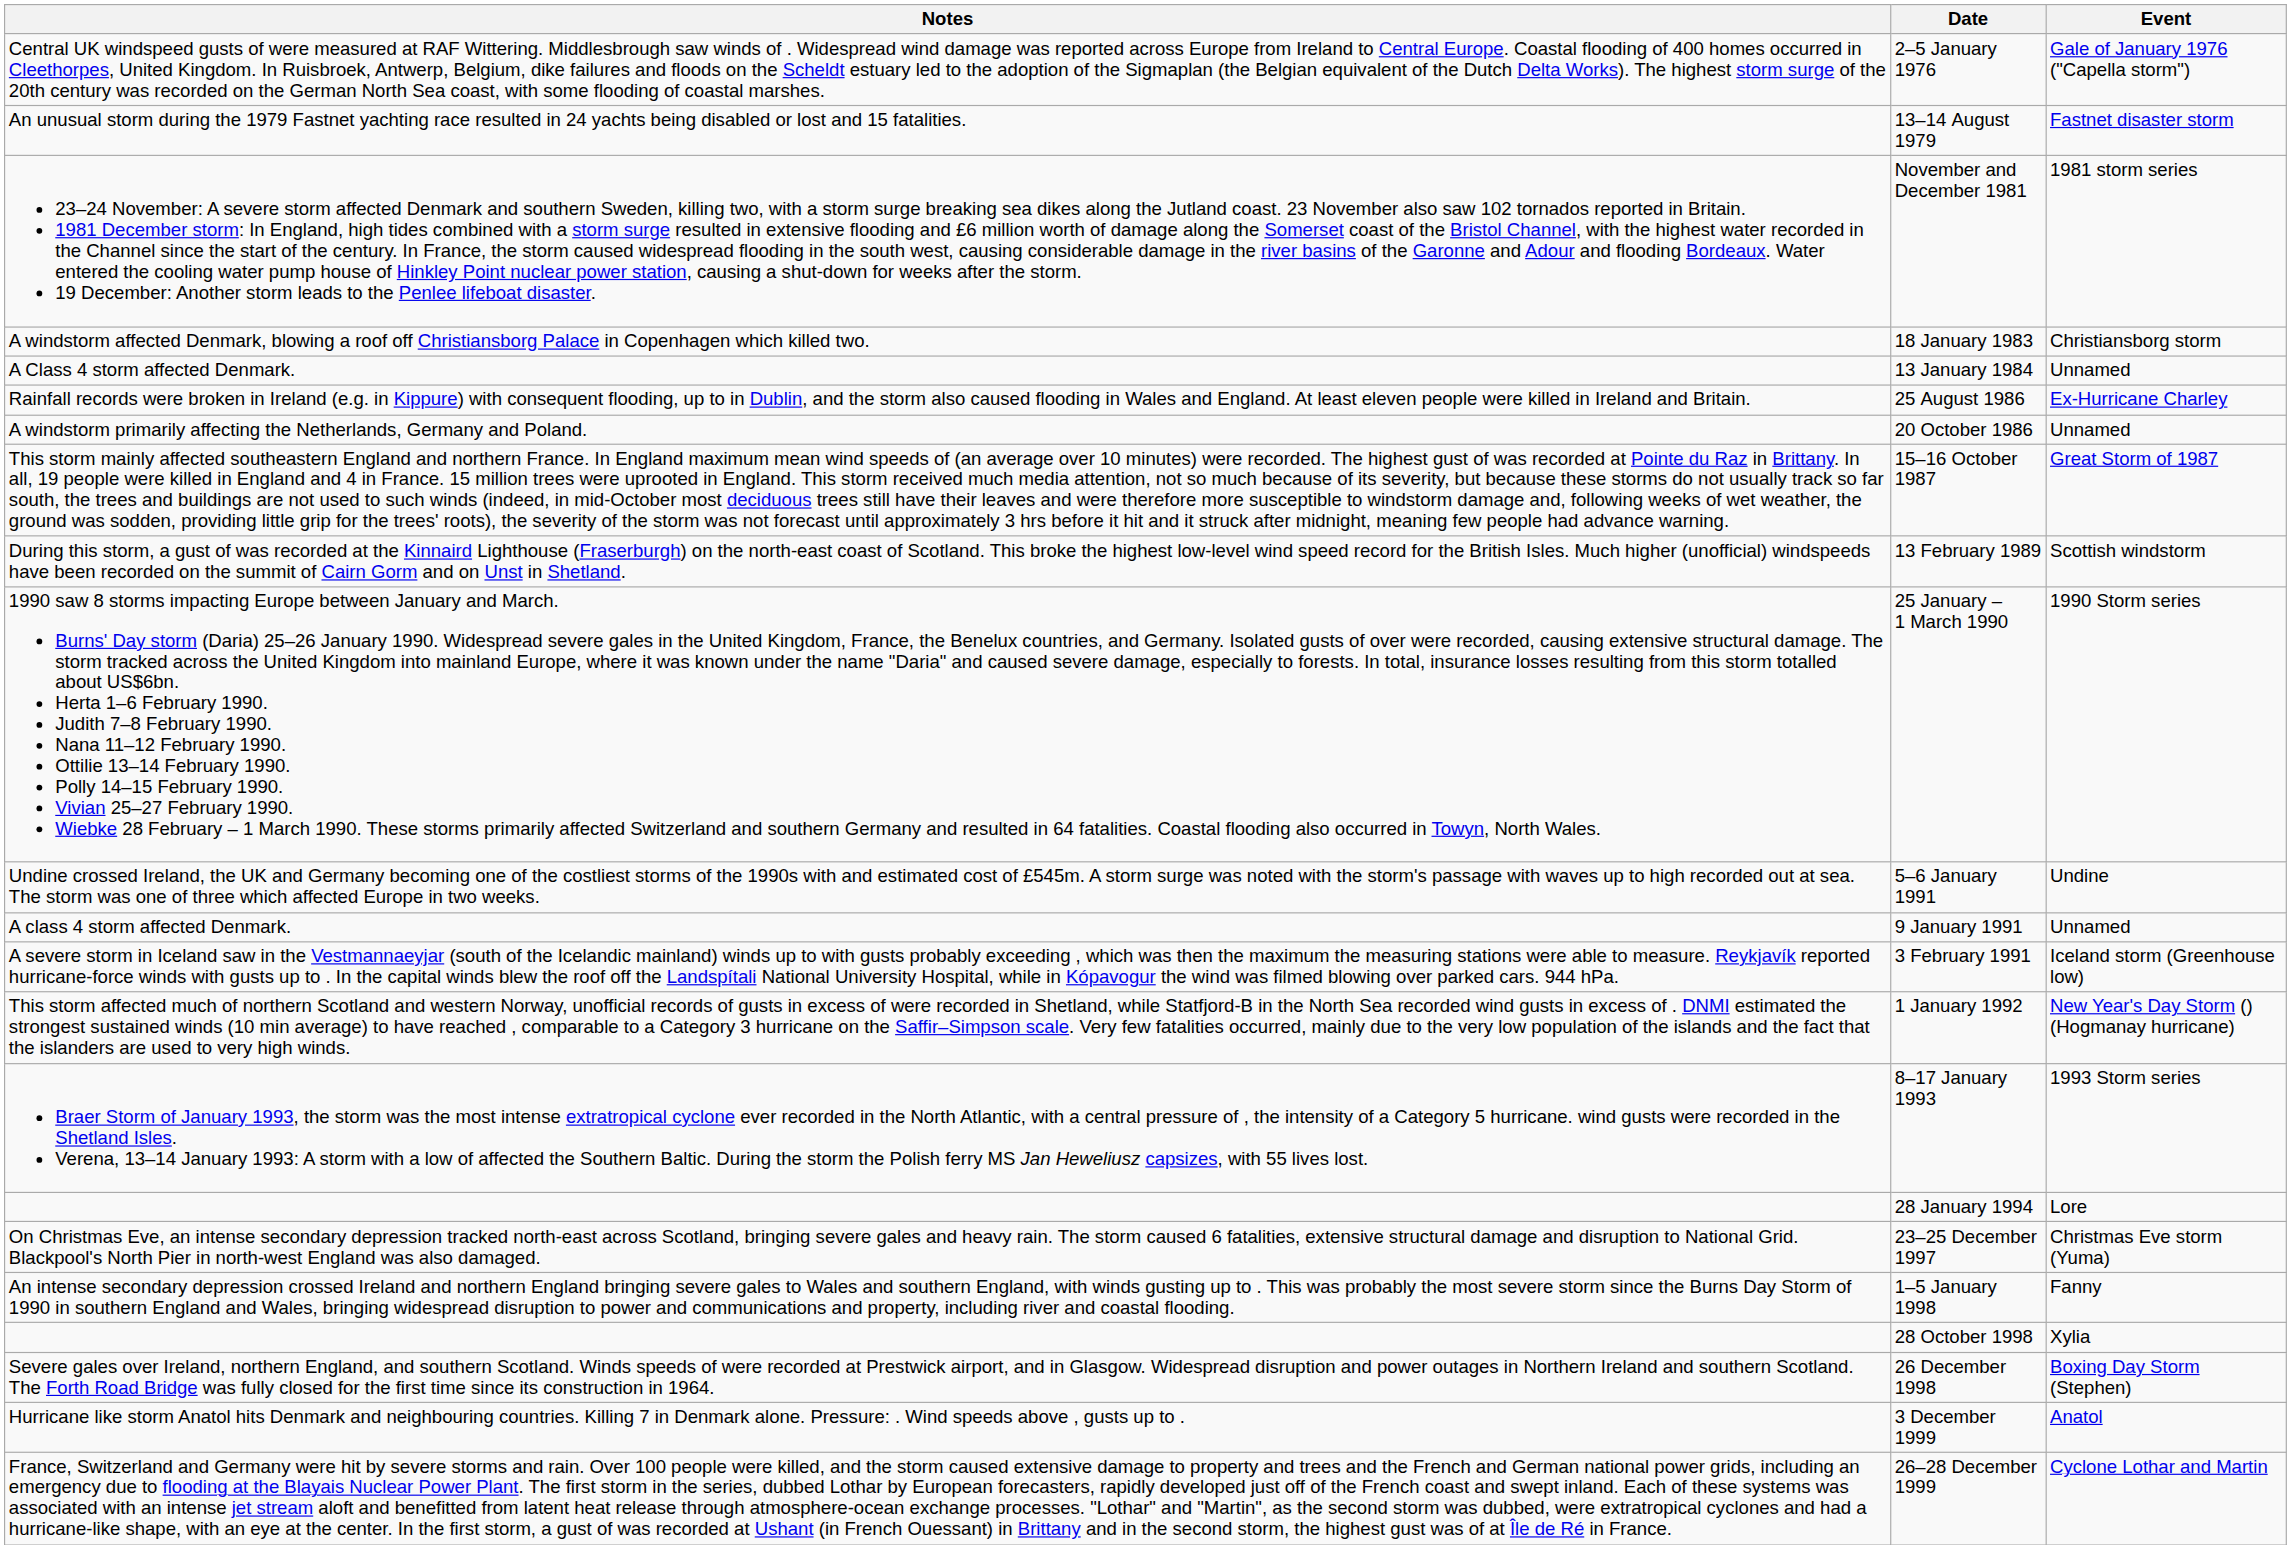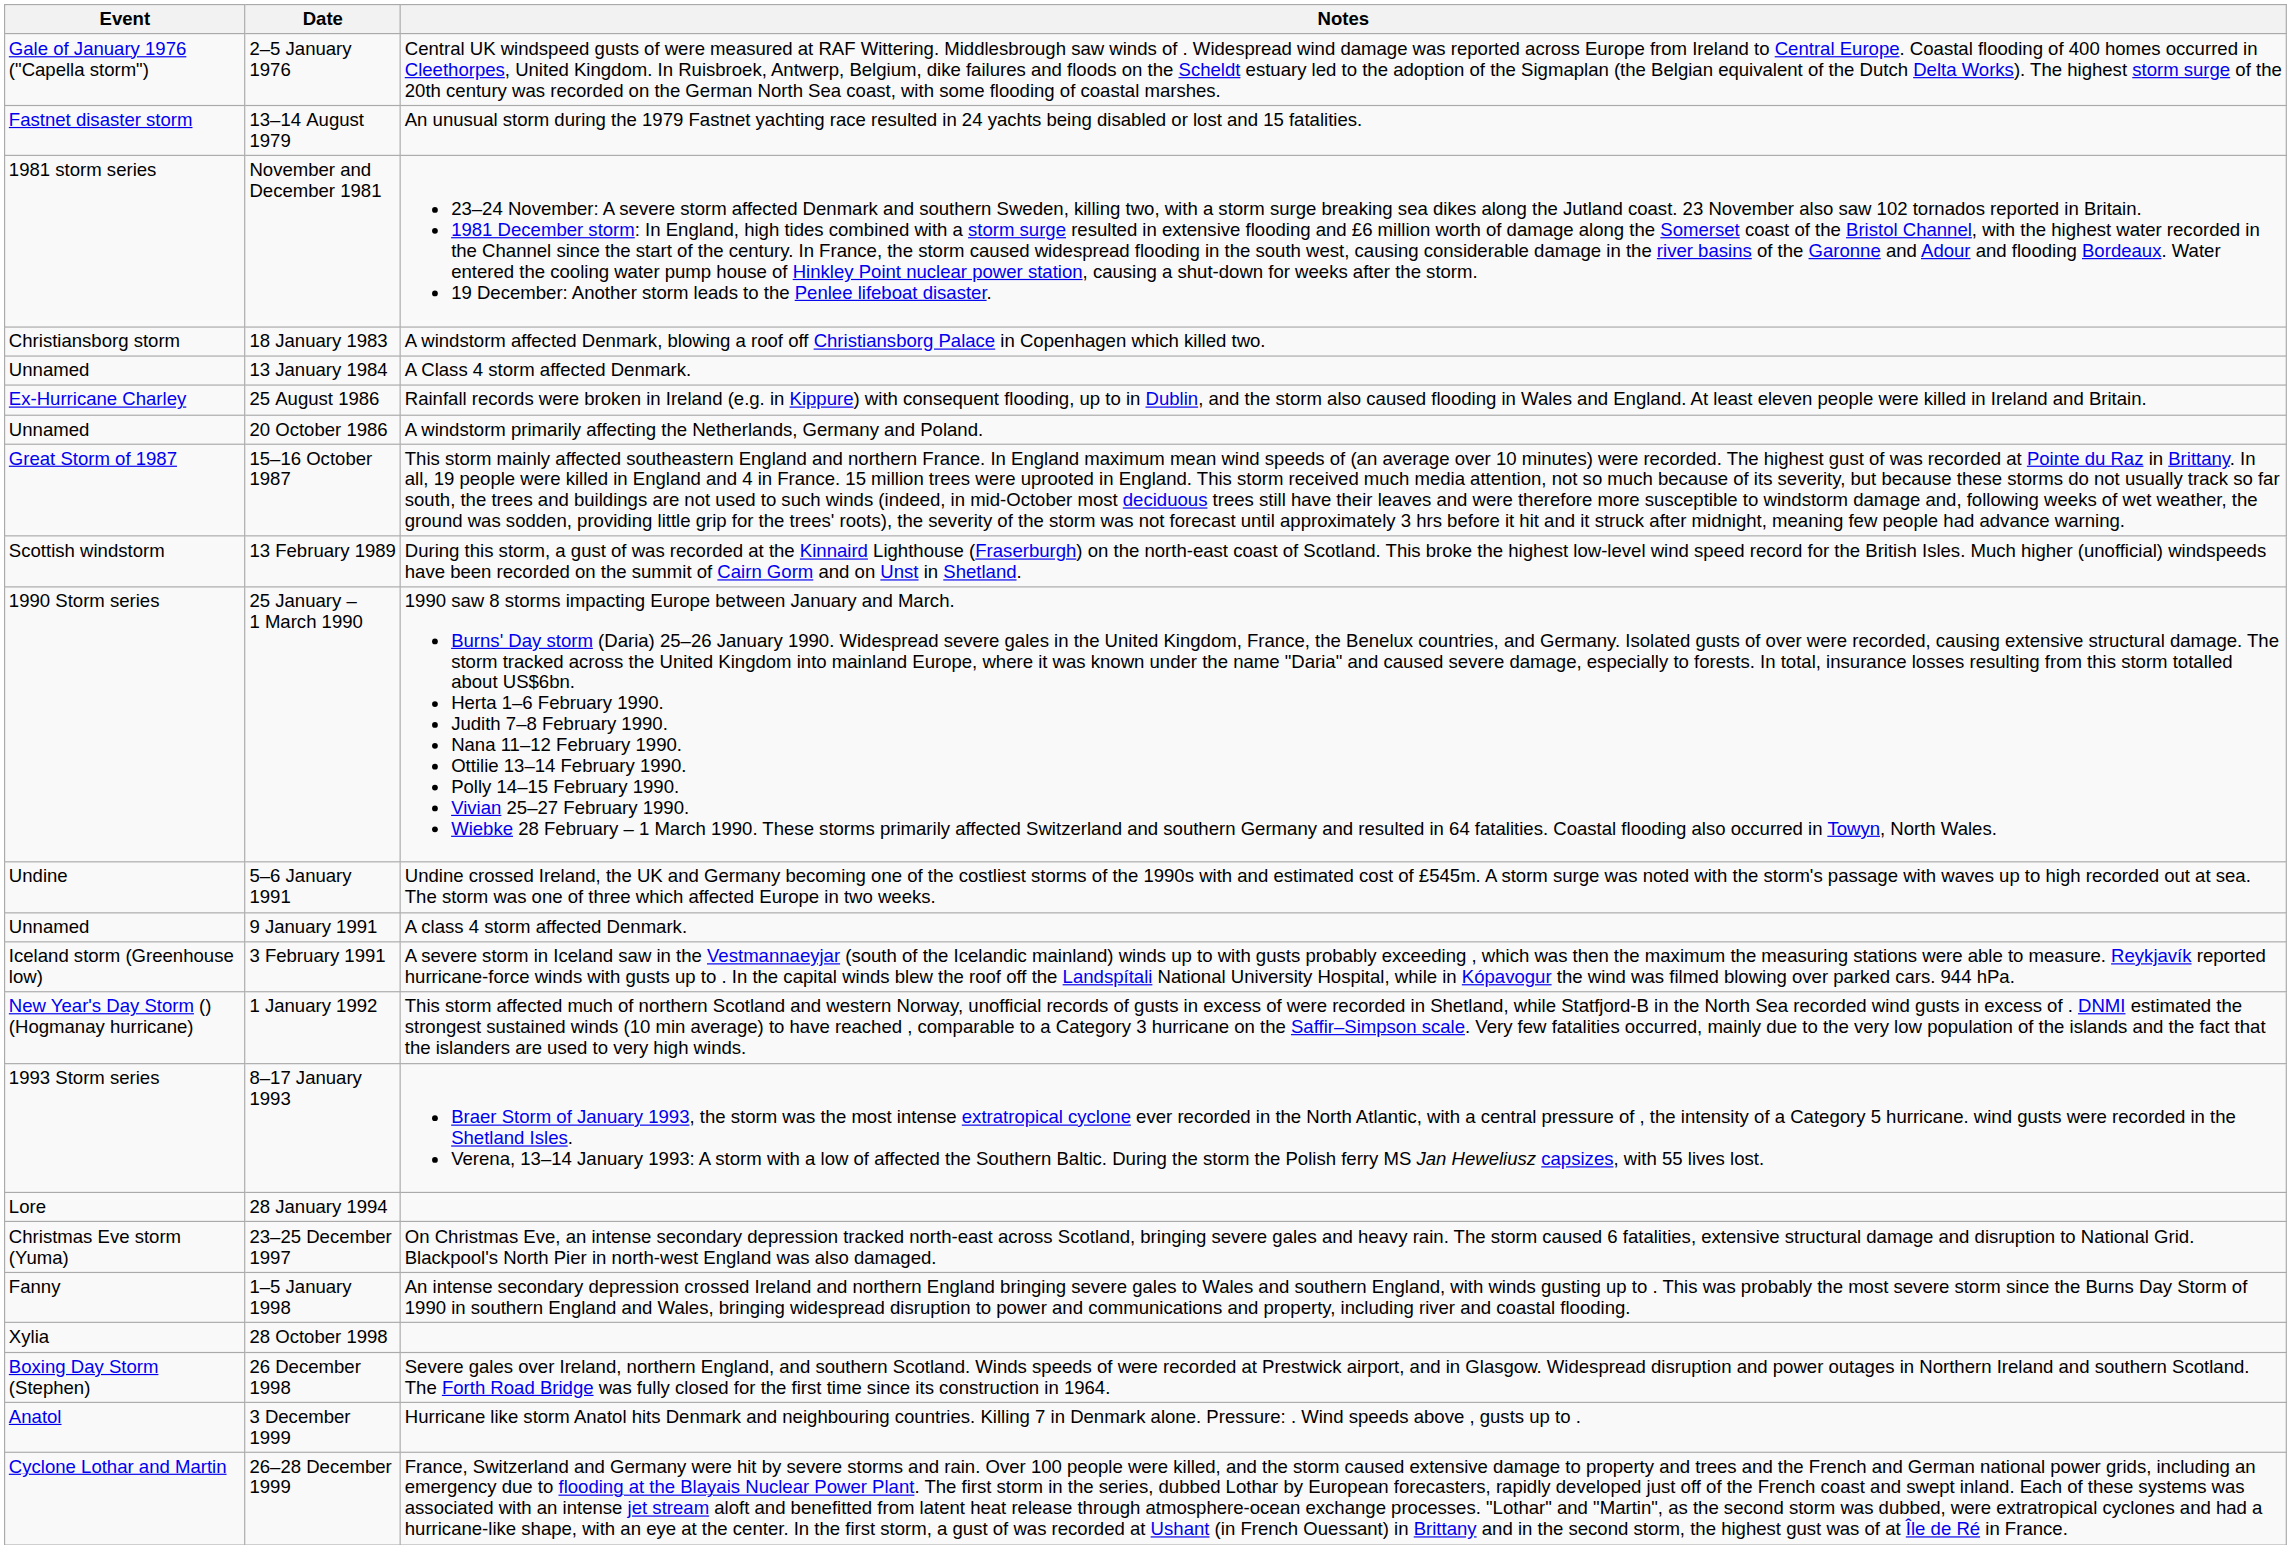columns swapped: (2166, 19) <-> (947, 19)
